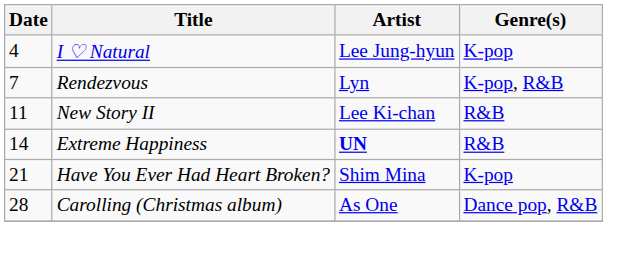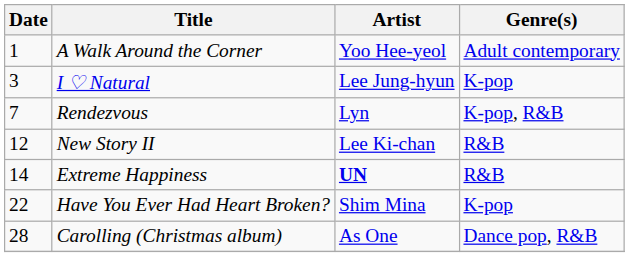+ row: (159, 50)
(14, 51) 4 -> (14, 81) 3
(18, 113) 11 -> (19, 143) 12
(19, 174) 21 -> (19, 205) 22
